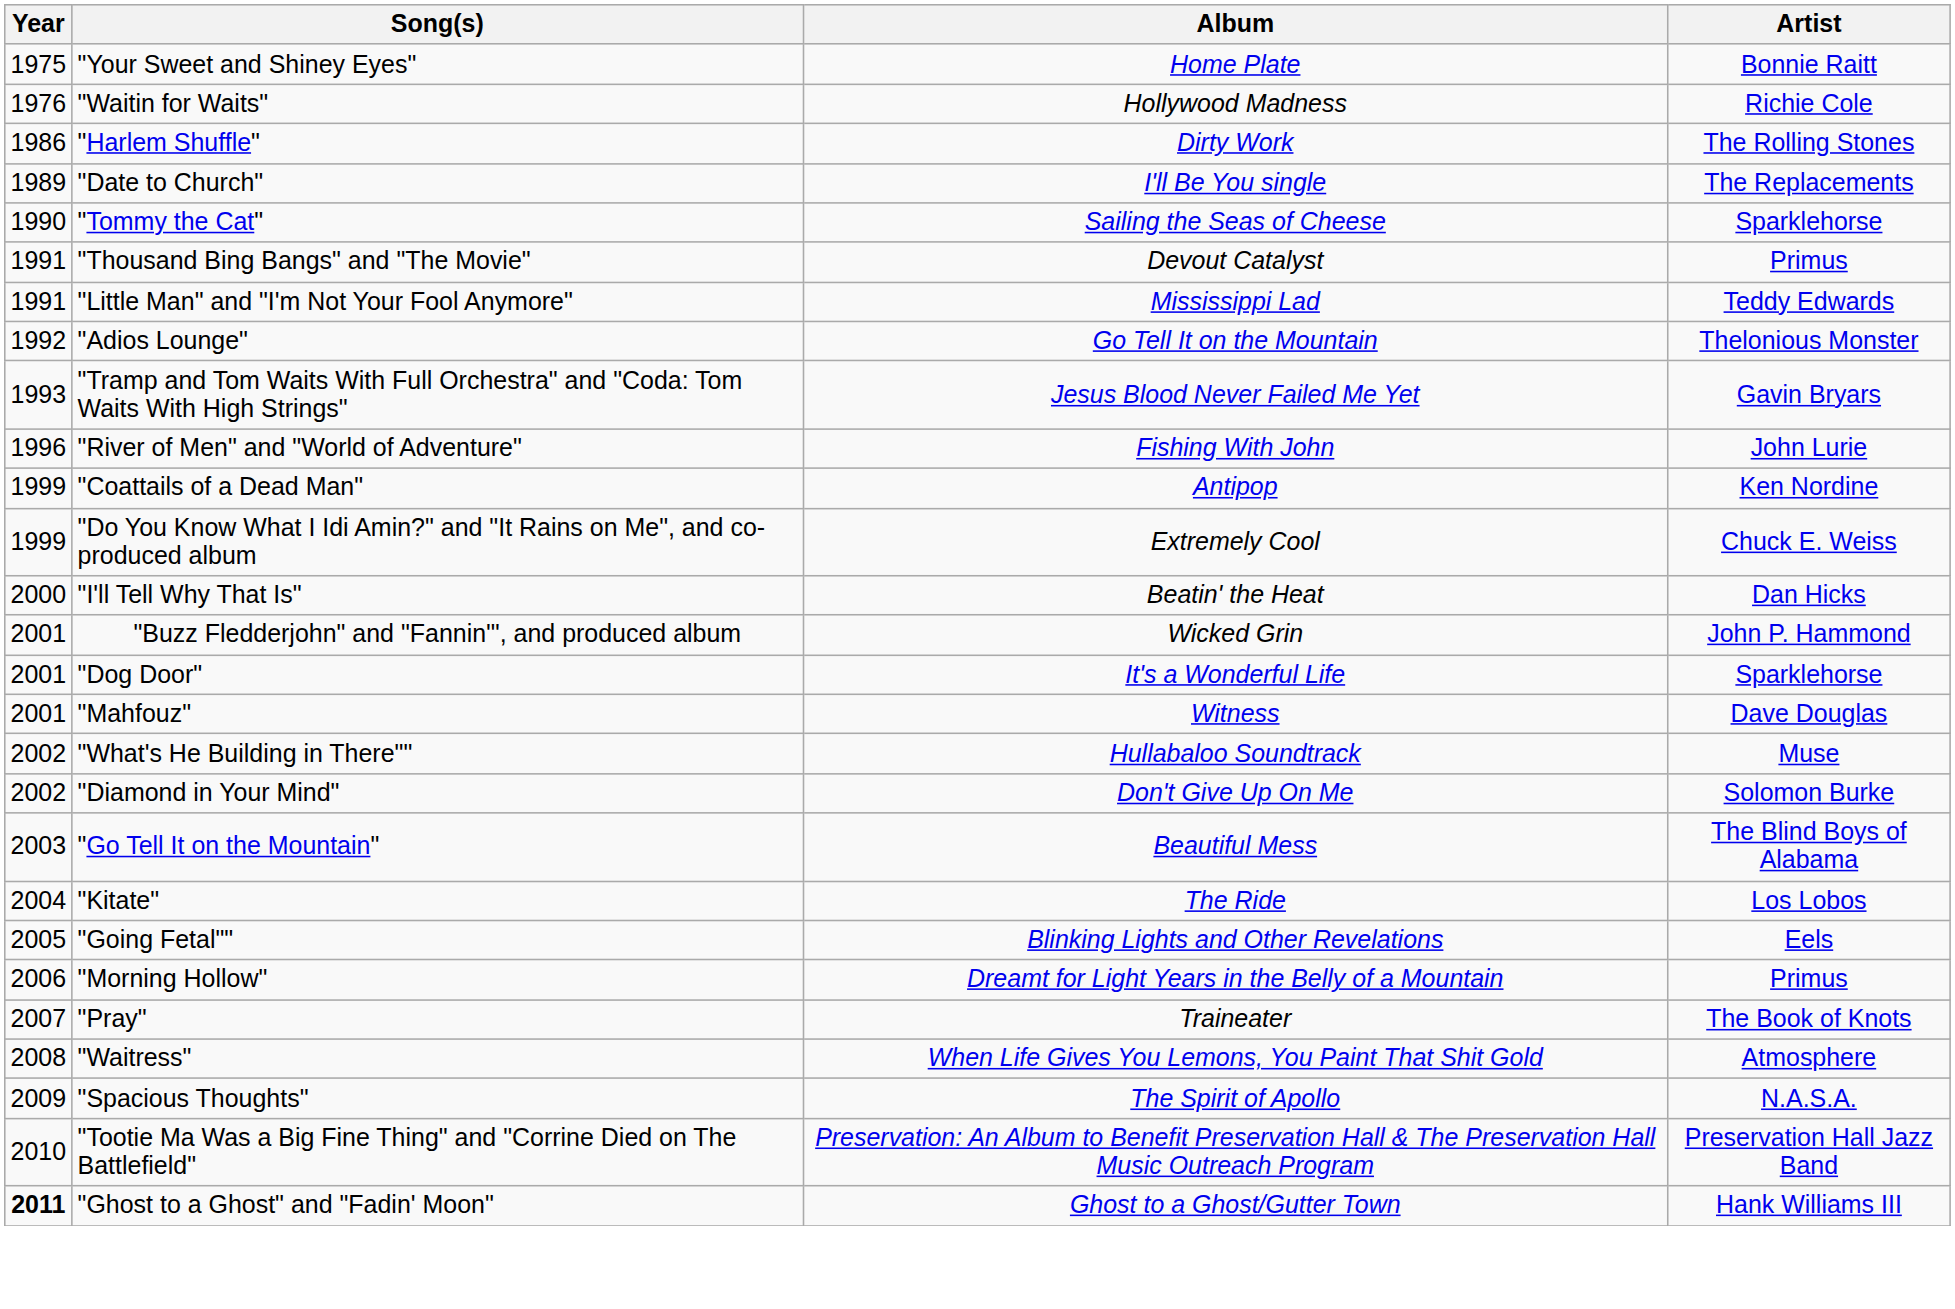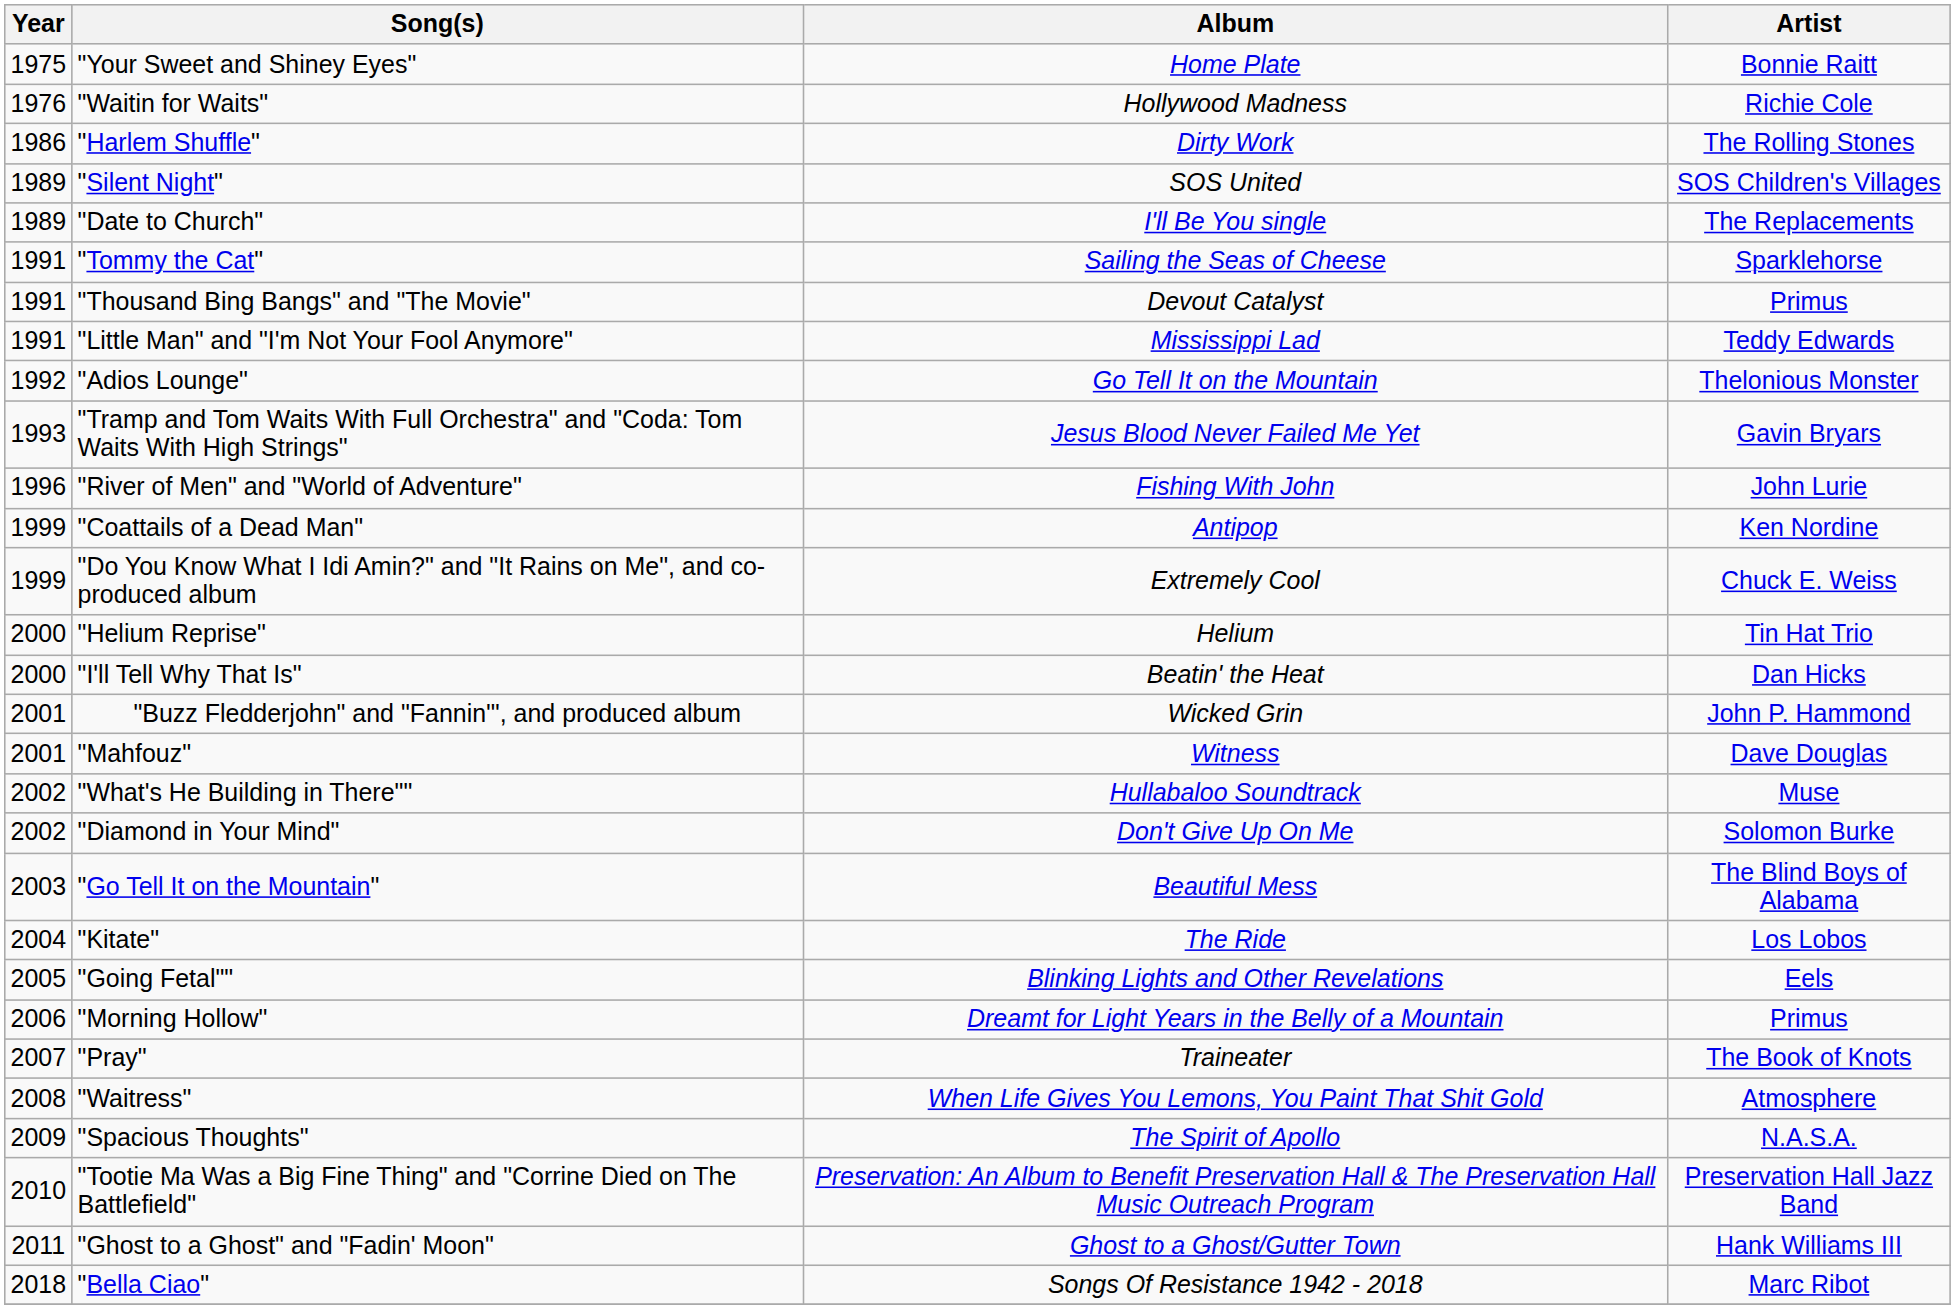+ row: (150, 182)
(38, 222) 1990 -> (38, 261) 1991
+ row: (172, 634)
- row: (140, 674)
(38, 1205) bold -> (38, 1244) normal
+ row: (143, 1284)
